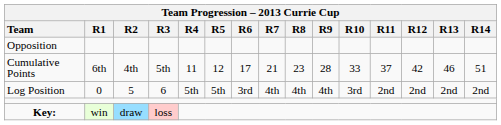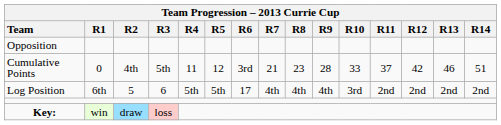(99, 68) 6th -> (99, 68) 0
(245, 68) 17 -> (245, 68) 3rd
(99, 90) 0 -> (99, 90) 6th
(245, 90) 3rd -> (245, 90) 17
